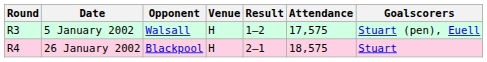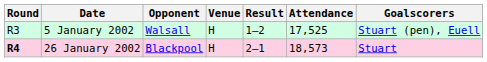(308, 30) 17,575 -> (308, 30) 17,525
(13, 48) normal -> (13, 48) bold
(308, 48) 18,575 -> (308, 48) 18,573
